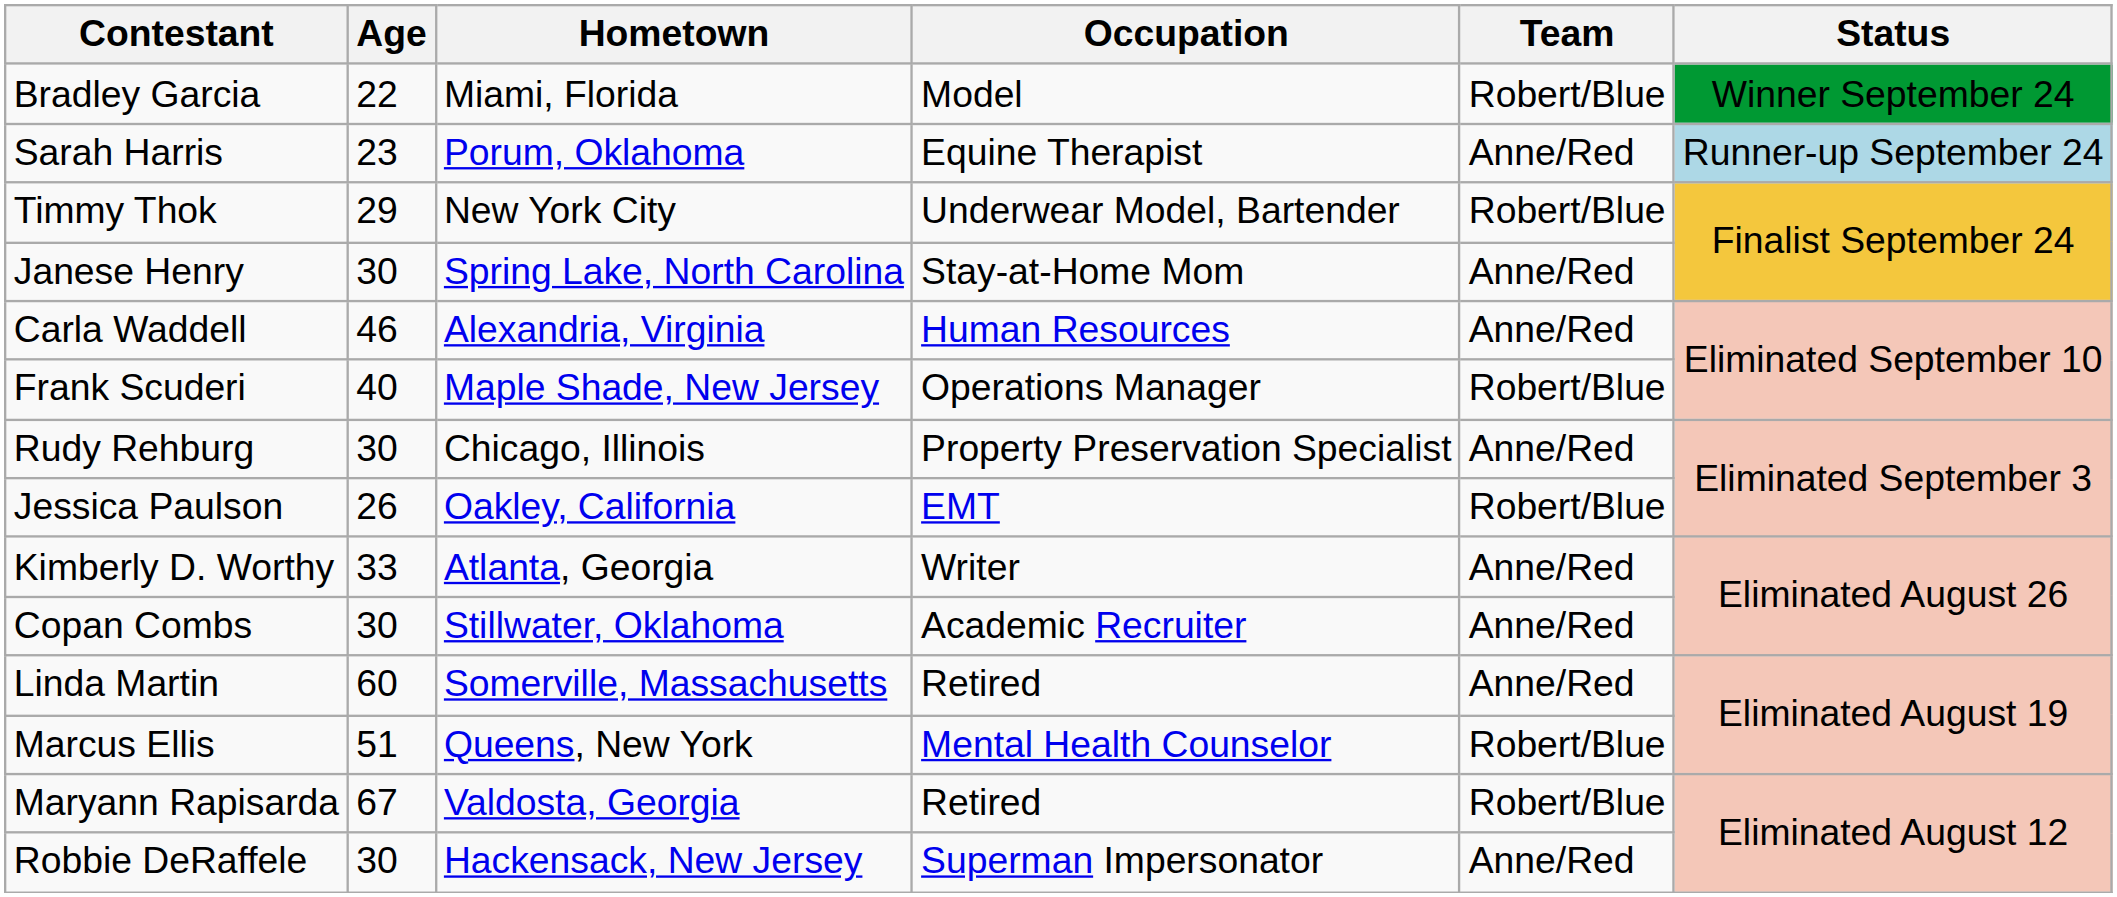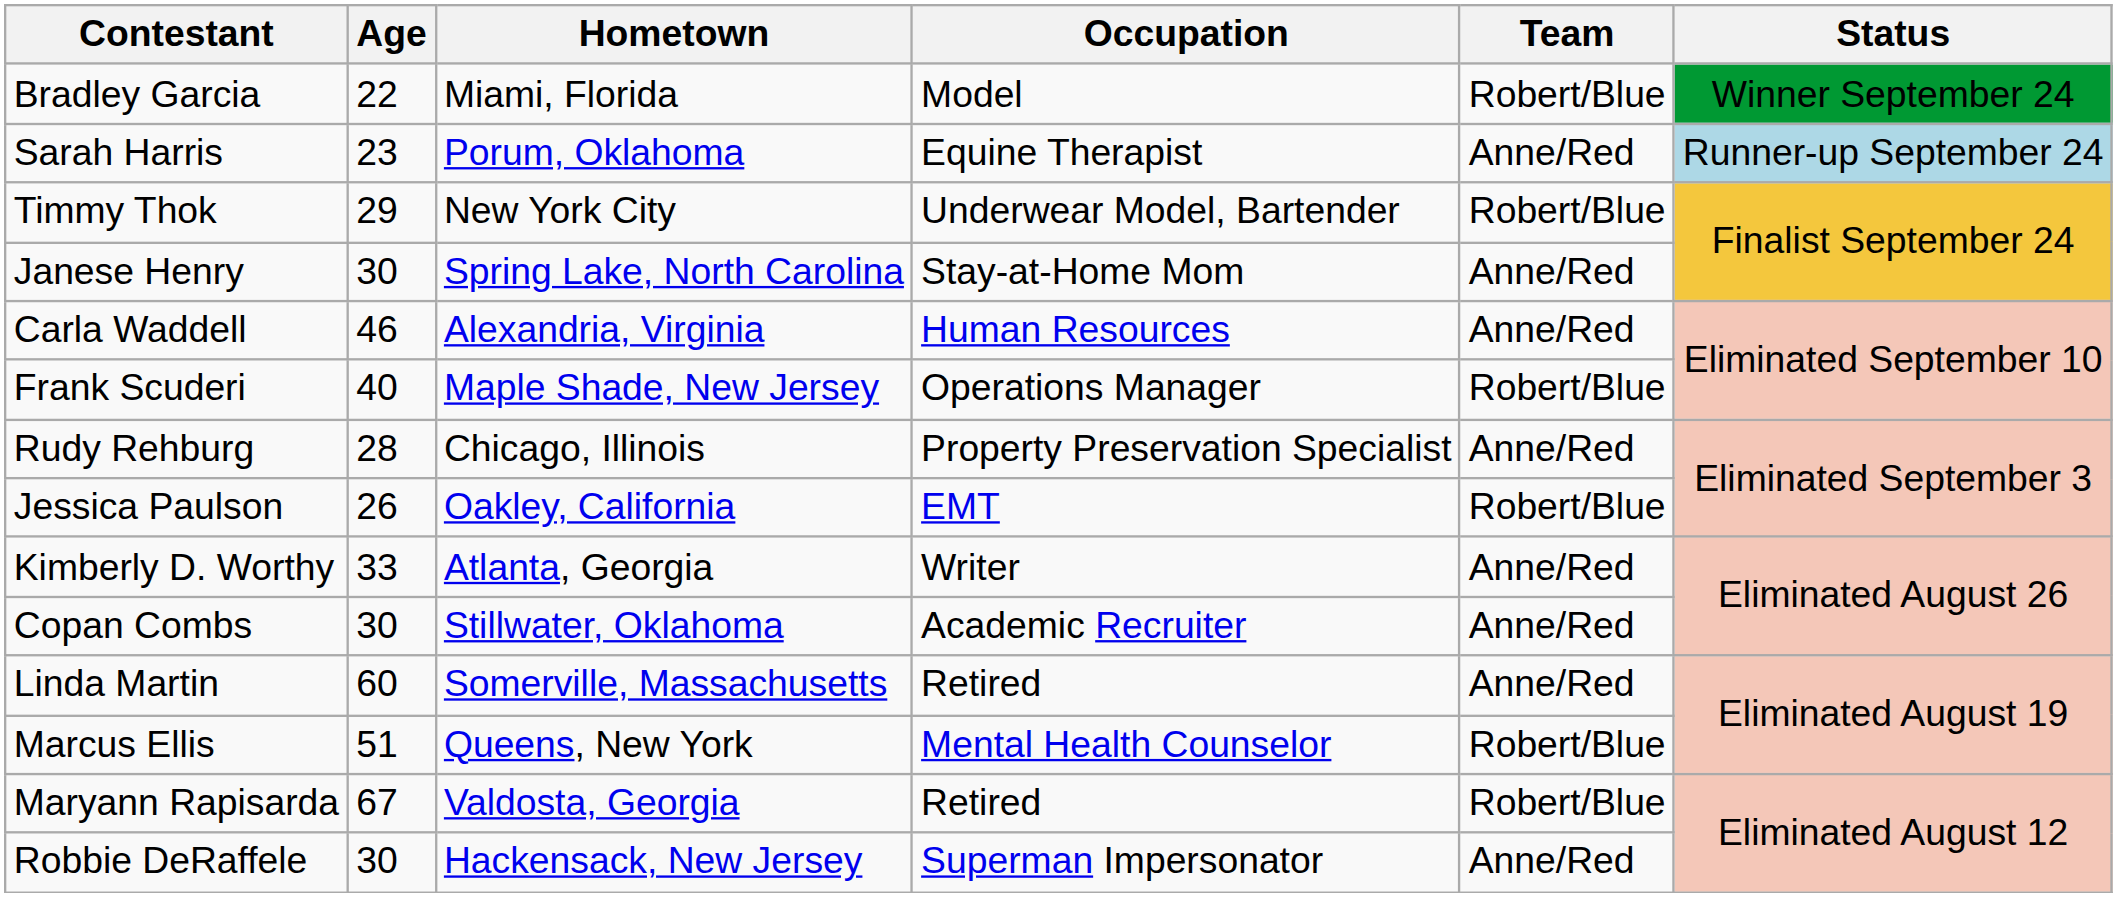(377, 447) 30 -> (377, 447) 28
